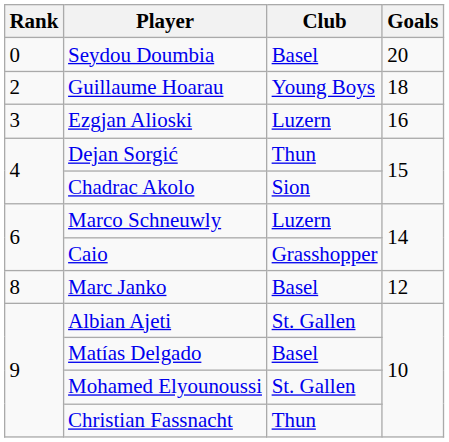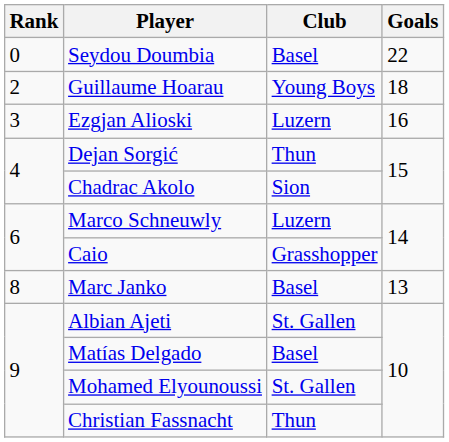(398, 54) 20 -> (398, 54) 22
(398, 287) 12 -> (398, 287) 13
